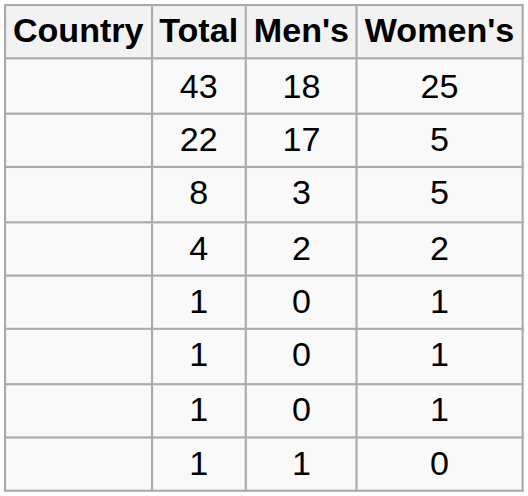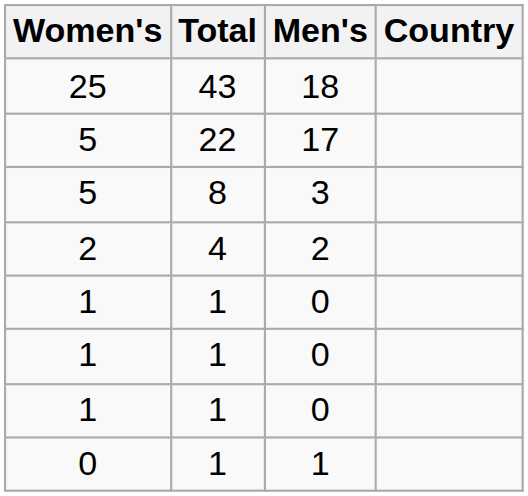columns swapped: (78, 31) <-> (440, 31)
